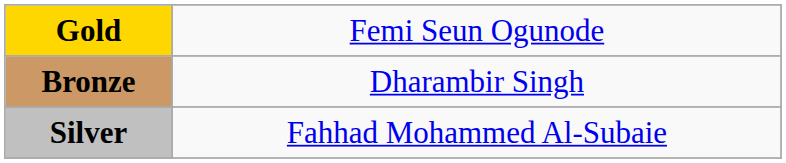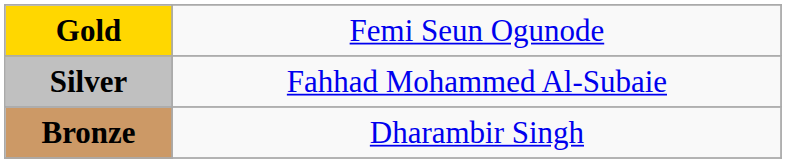rows swapped: (88, 131) <-> (89, 80)
